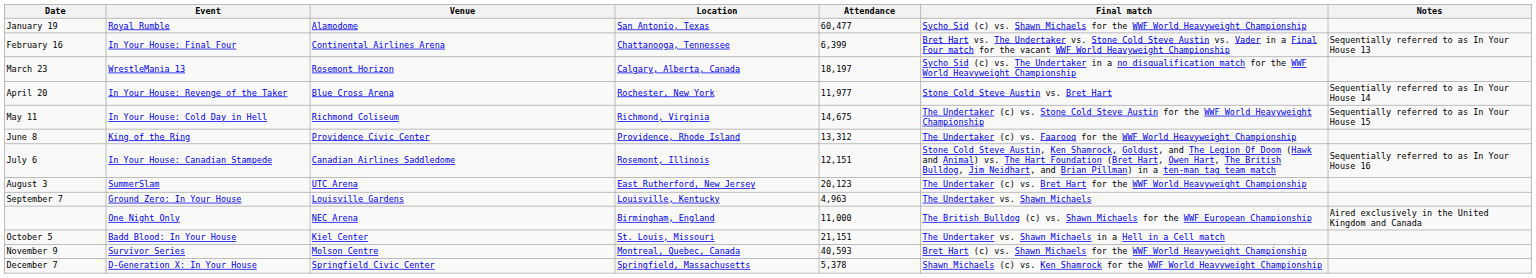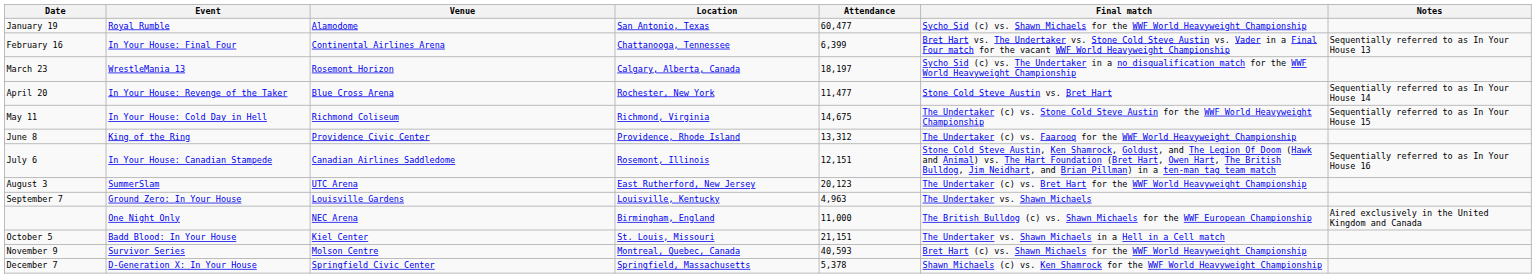(836, 93) 11,977 -> (836, 93) 11,477
